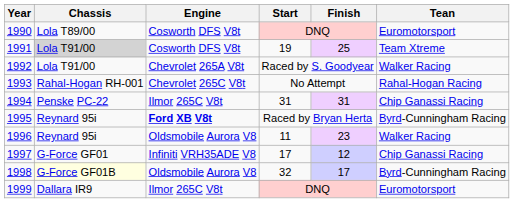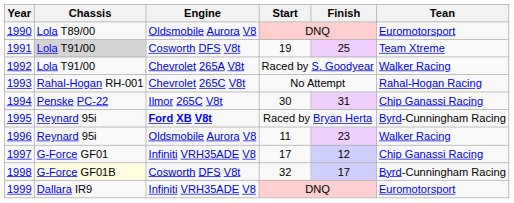(194, 31) Cosworth DFS V8t -> (202, 31) Oldsmobile Aurora V8
(285, 101) 31 -> (285, 101) 30
(202, 171) Oldsmobile Aurora V8 -> (194, 171) Cosworth DFS V8t
(186, 189) Ilmor 265C V8t -> (202, 189) Infiniti VRH35ADE V8
